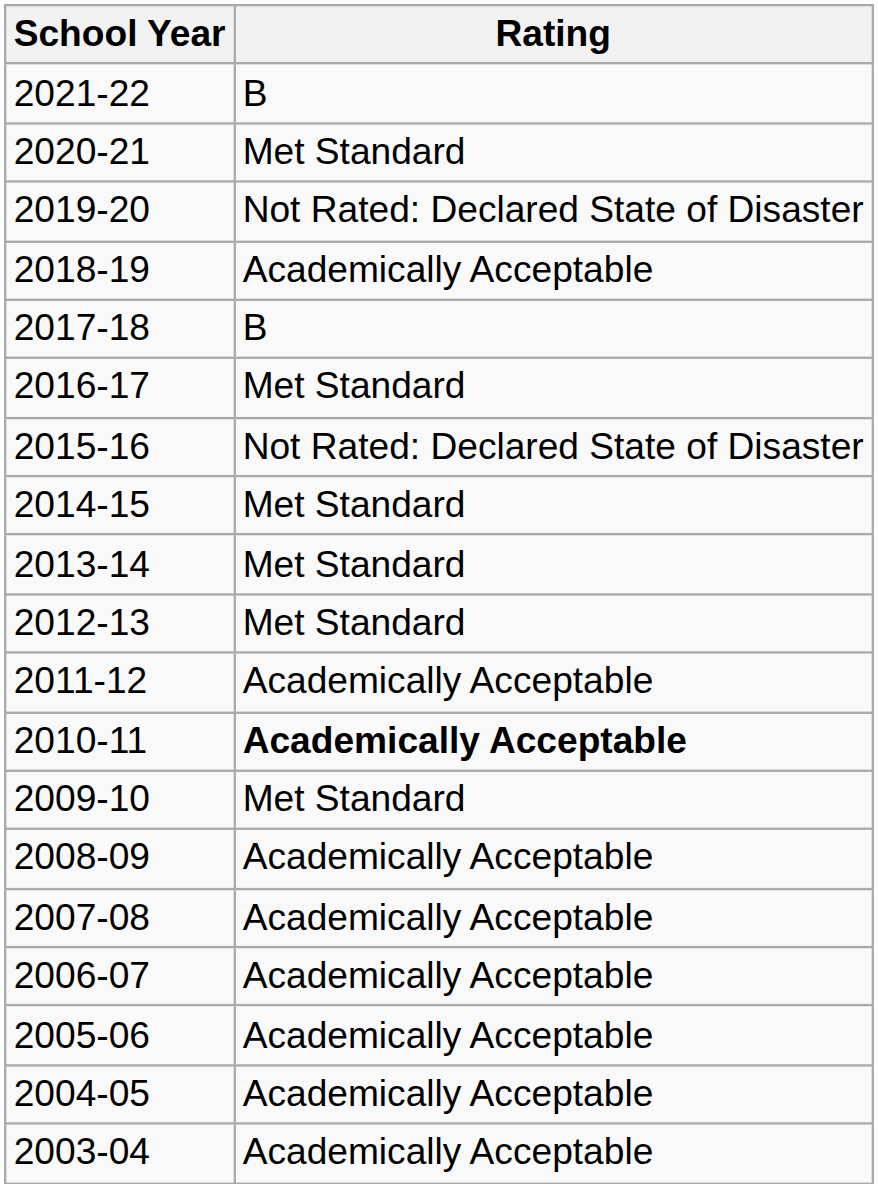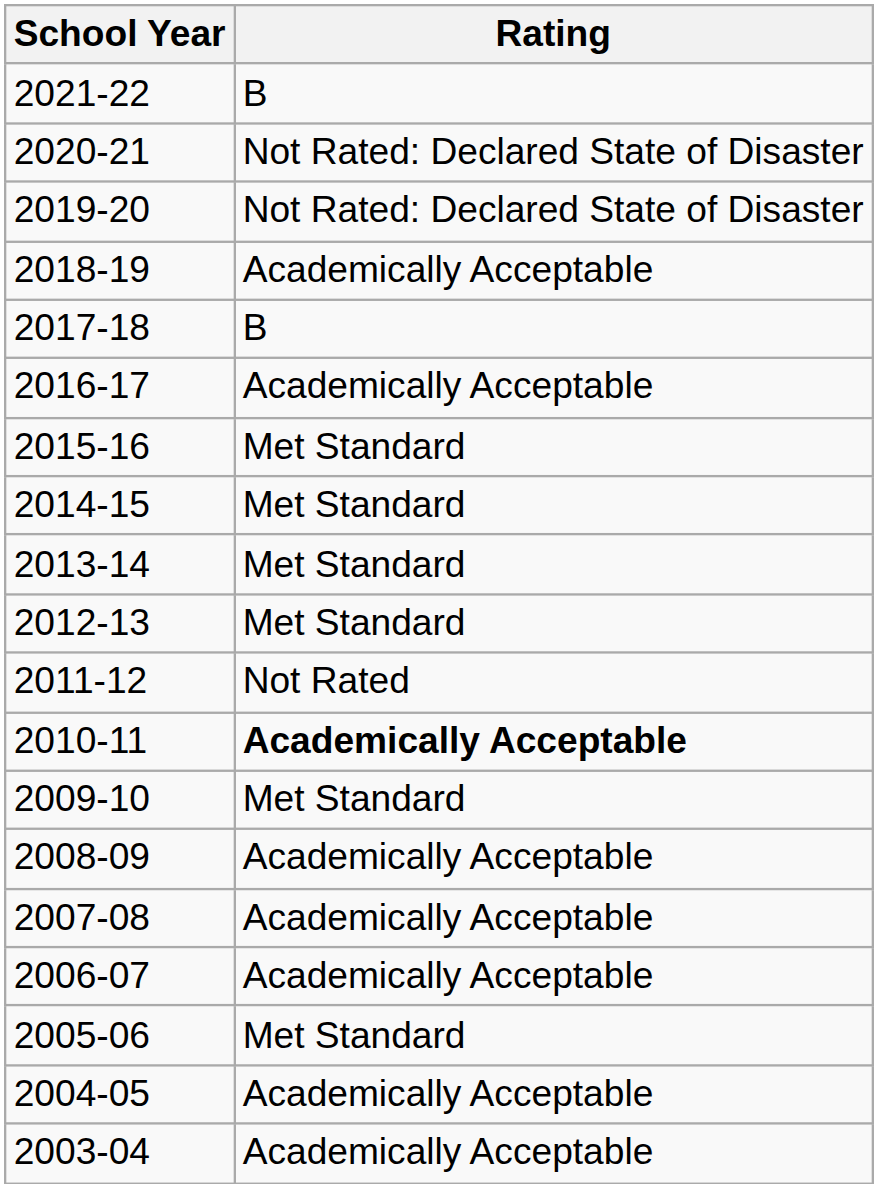(354, 151) Met Standard -> (553, 151) Not Rated: Declared State of Disaster
(354, 387) Met Standard -> (448, 387) Academically Acceptable
(553, 446) Not Rated: Declared State of Disaster -> (354, 446) Met Standard
(448, 681) Academically Acceptable -> (326, 681) Not Rated
(448, 1034) Academically Acceptable -> (354, 1034) Met Standard
